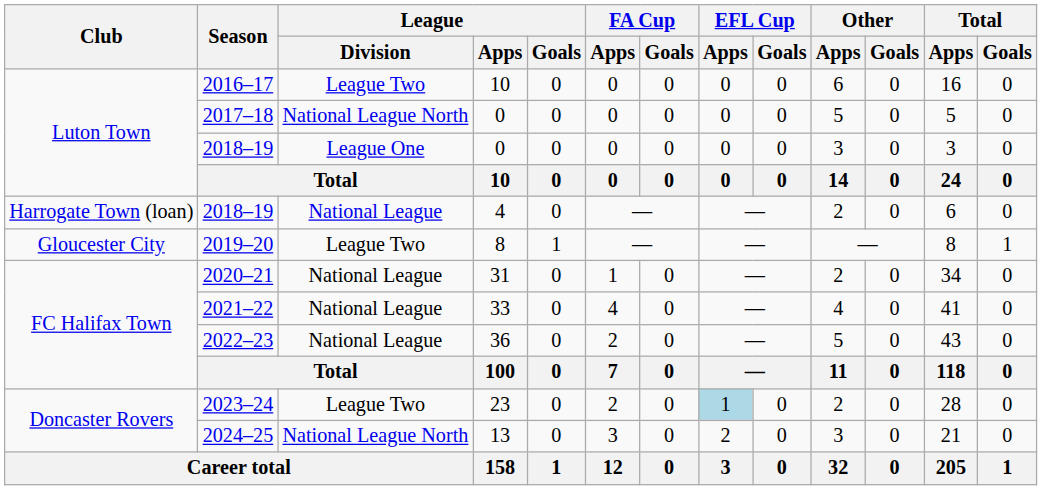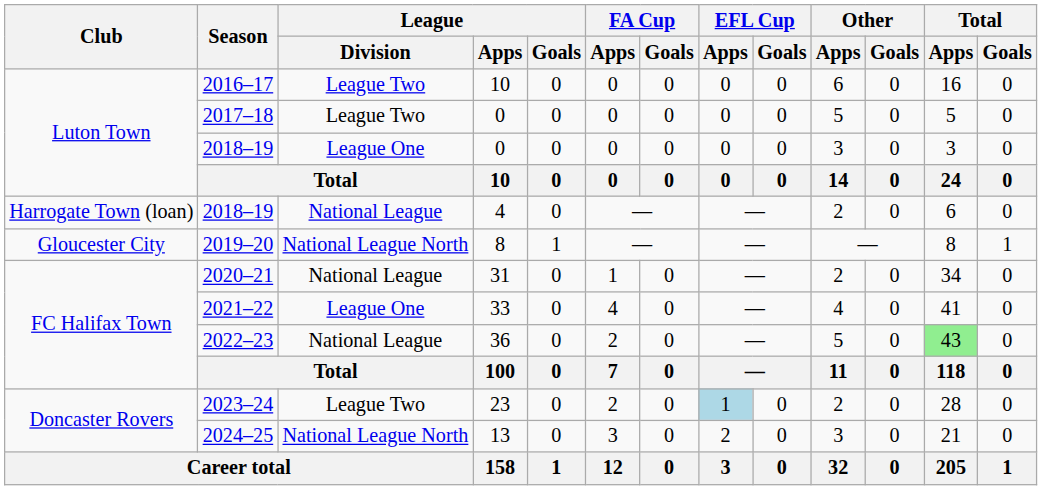(375, 116) National League North -> (375, 116) League Two
(375, 244) League Two -> (375, 244) National League North
(375, 308) National League -> (375, 308) League One
(951, 340) no background -> (951, 340) lightgreen background
